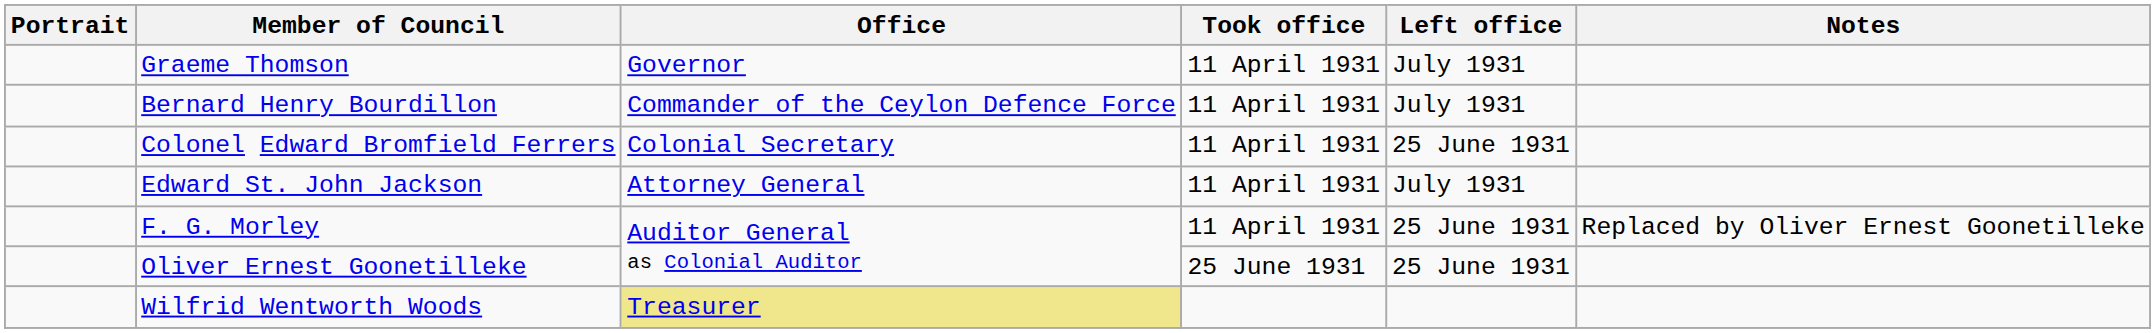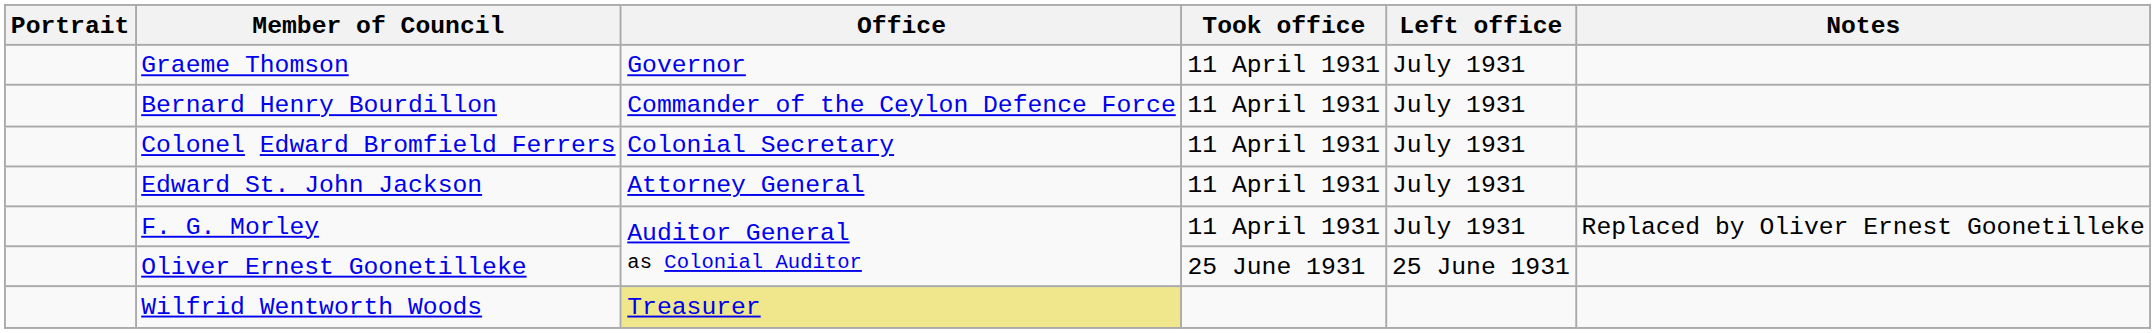(1481, 146) 25 June 1931 -> (1459, 146) July 1931
(1481, 226) 25 June 1931 -> (1459, 226) July 1931
